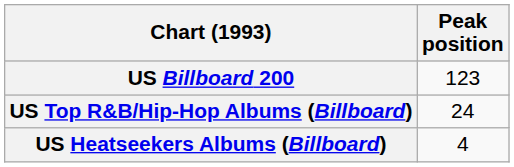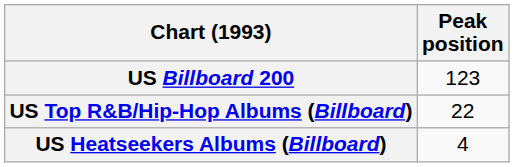(463, 111) 24 -> (463, 111) 22
